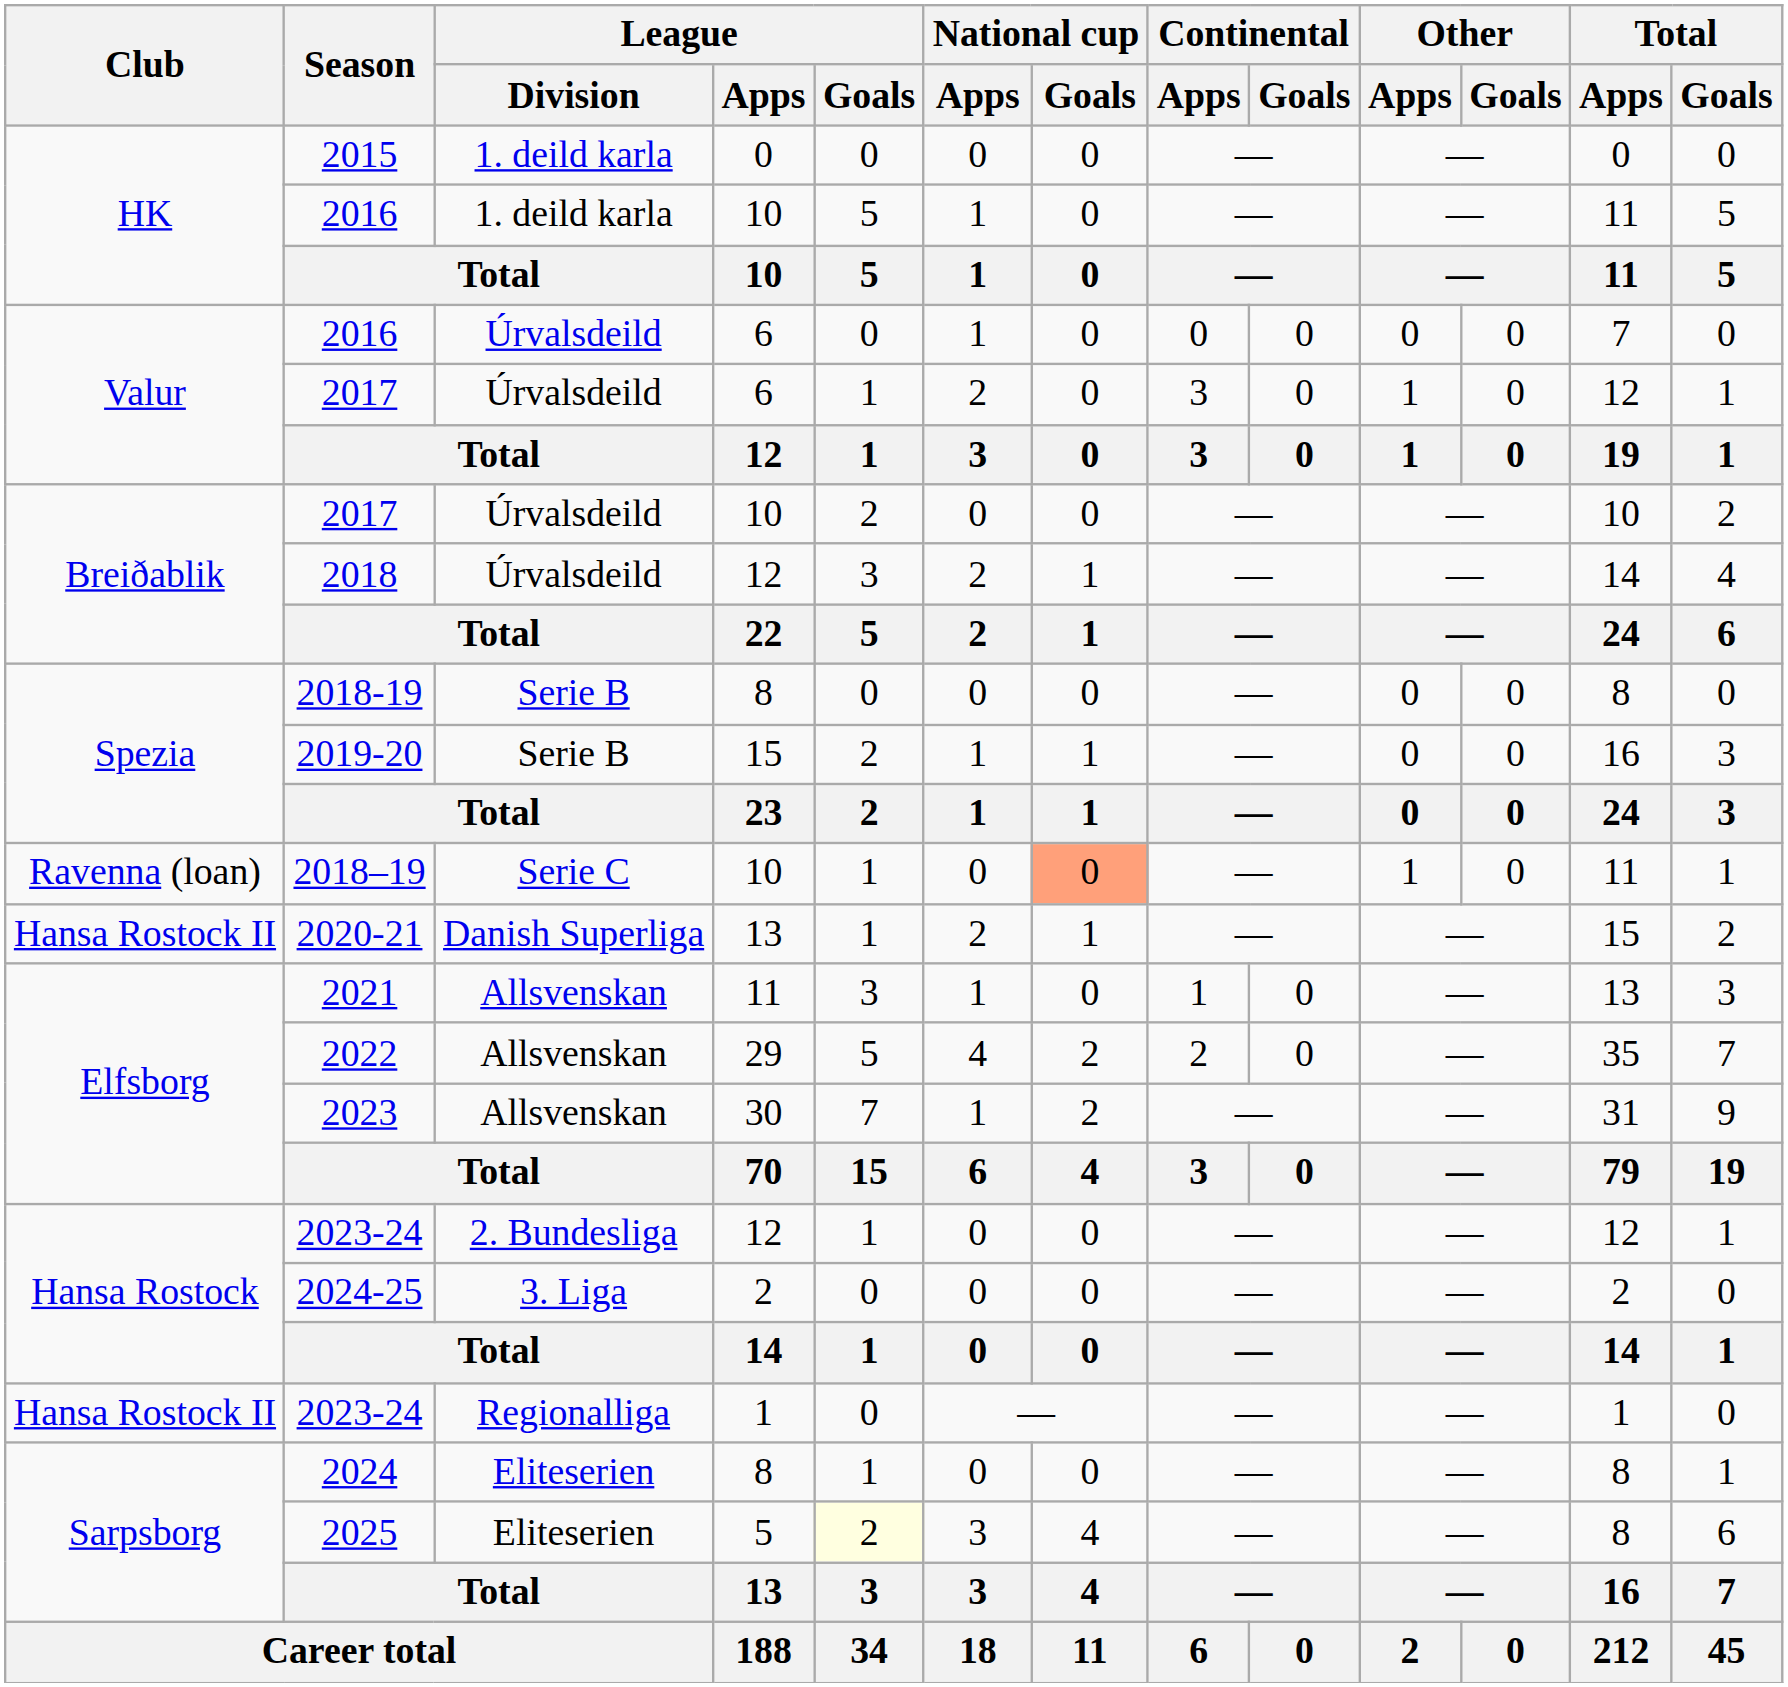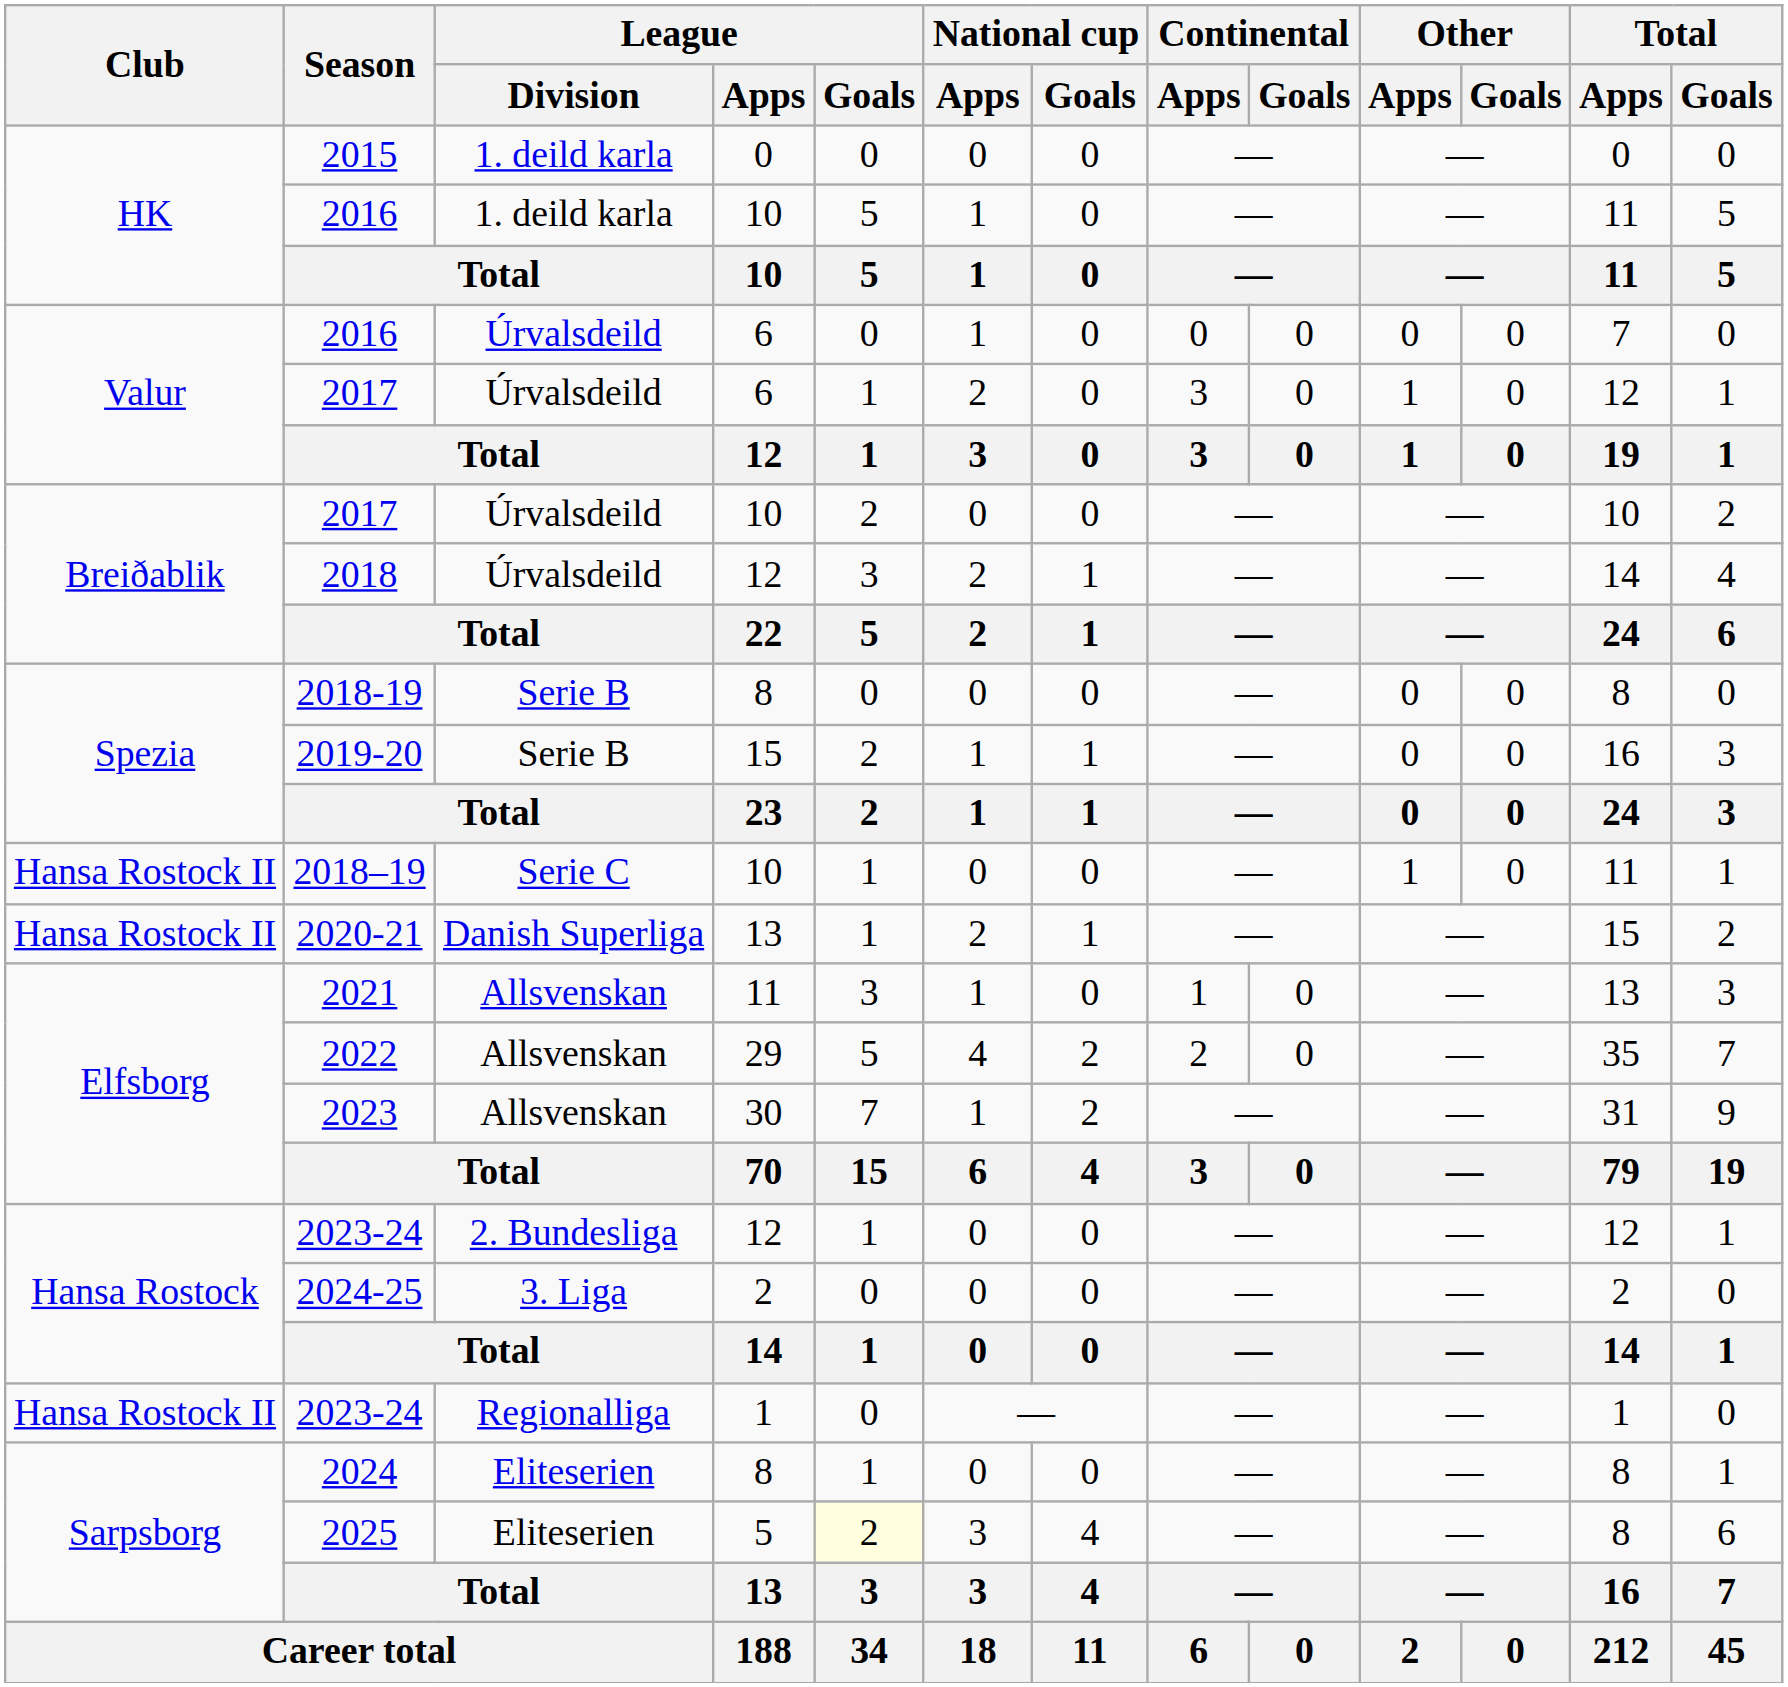(145, 872) Ravenna (loan) -> (145, 872) Hansa Rostock II
(1090, 872) lightsalmon background -> (1090, 872) no background
